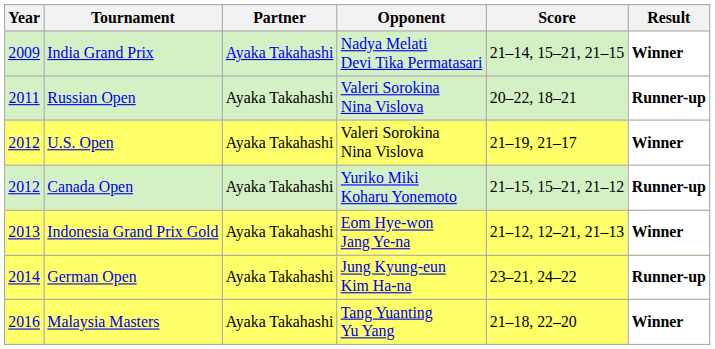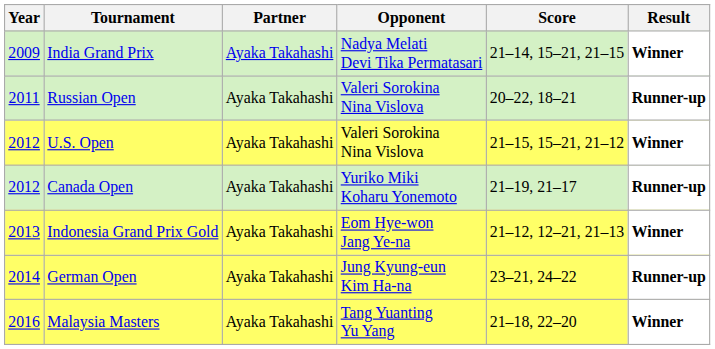(533, 143) 21–19, 21–17 -> (557, 143) 21–15, 15–21, 21–12
(557, 187) 21–15, 15–21, 21–12 -> (533, 187) 21–19, 21–17
